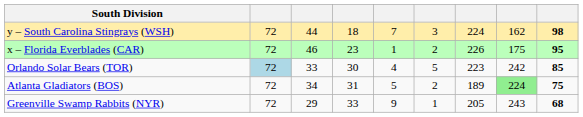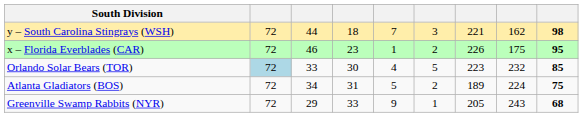(476, 31) 224 -> (476, 31) 221
(517, 67) 242 -> (517, 67) 232
(517, 85) lightgreen background -> (517, 85) no background
